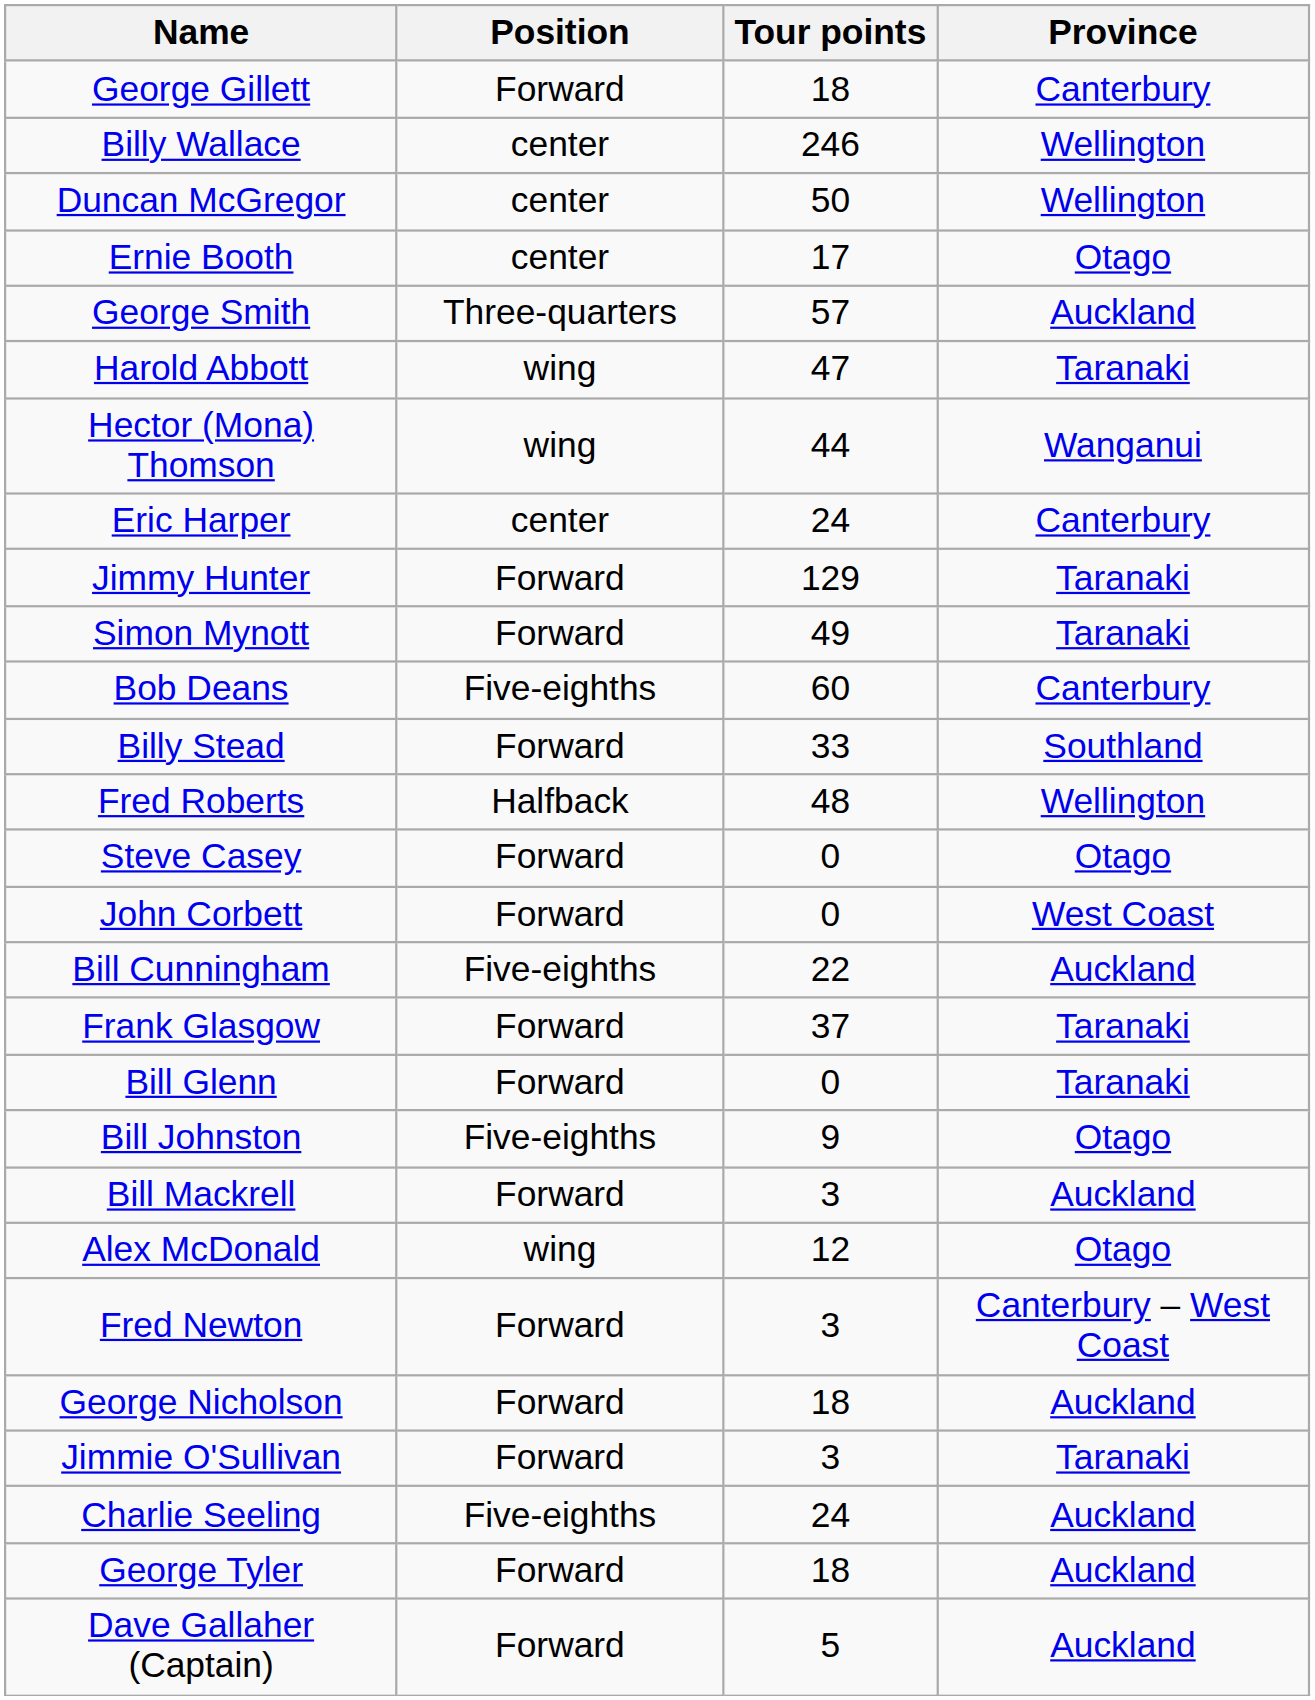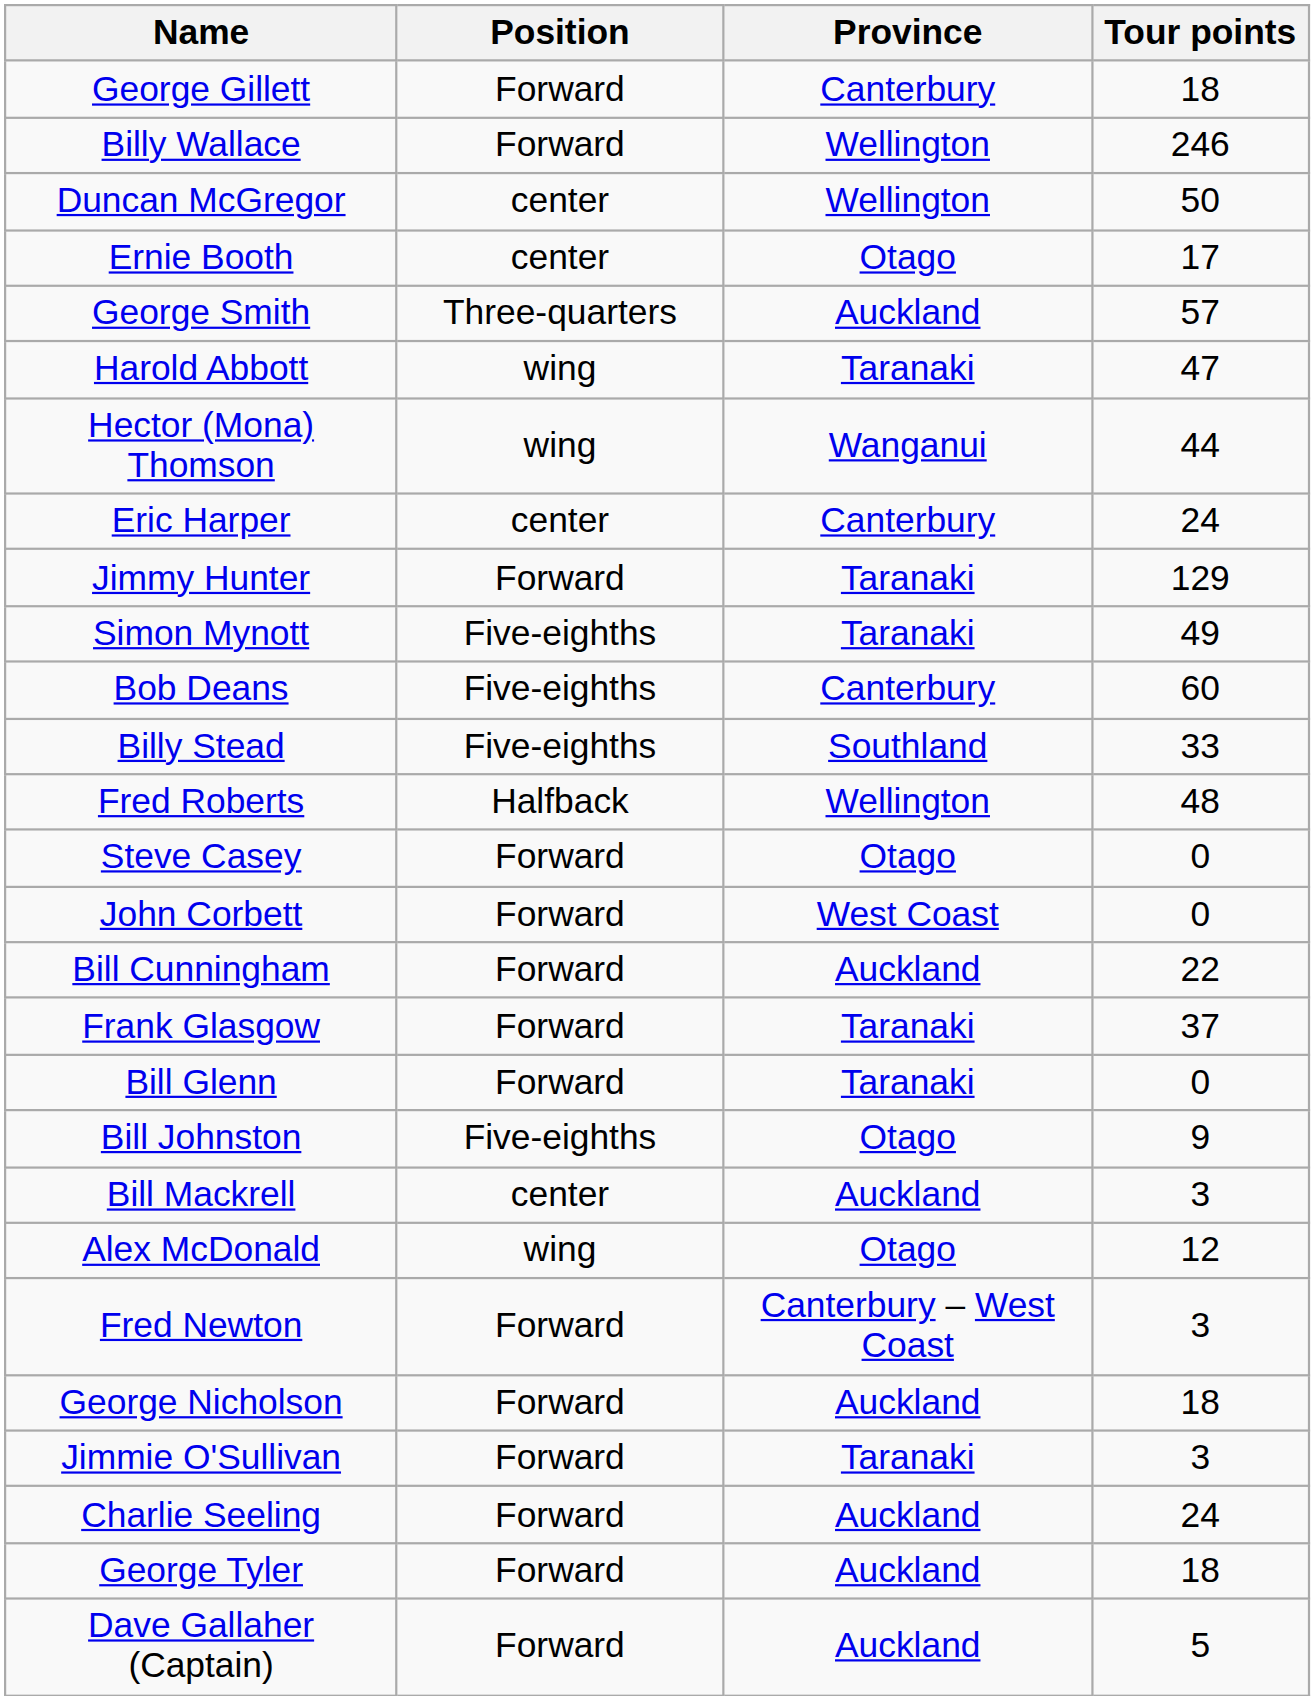columns swapped: (1123, 32) <-> (830, 32)
(560, 144) center -> (560, 144) Forward
(560, 633) Forward -> (560, 633) Five-eighths
(560, 745) Forward -> (560, 745) Five-eighths
(560, 969) Five-eighths -> (560, 969) Forward
(560, 1193) Forward -> (560, 1193) center
(560, 1514) Five-eighths -> (560, 1514) Forward
